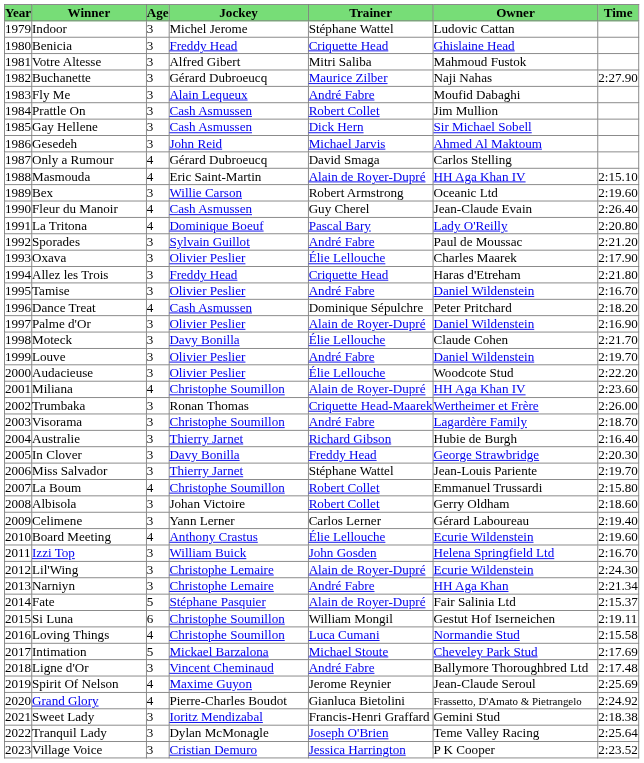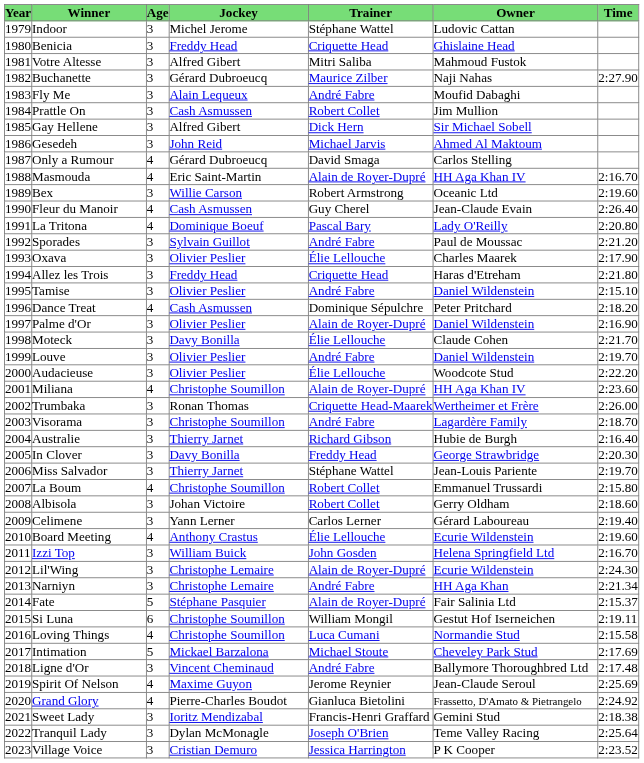(211, 127) Cash Asmussen -> (205, 127) Alfred Gibert
(618, 176) 2:15.10 -> (618, 176) 2:16.70
(618, 291) 2:16.70 -> (618, 291) 2:15.10
